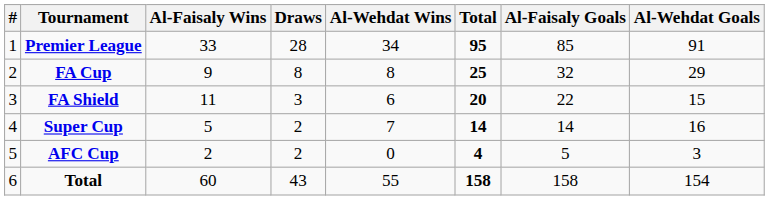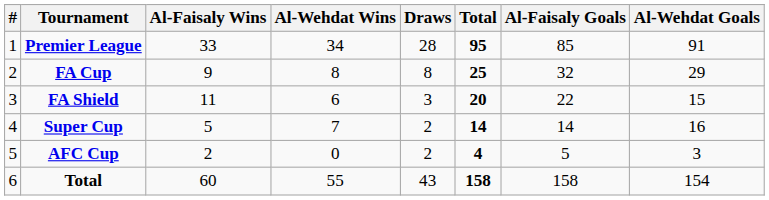columns swapped: (391, 18) <-> (298, 18)
